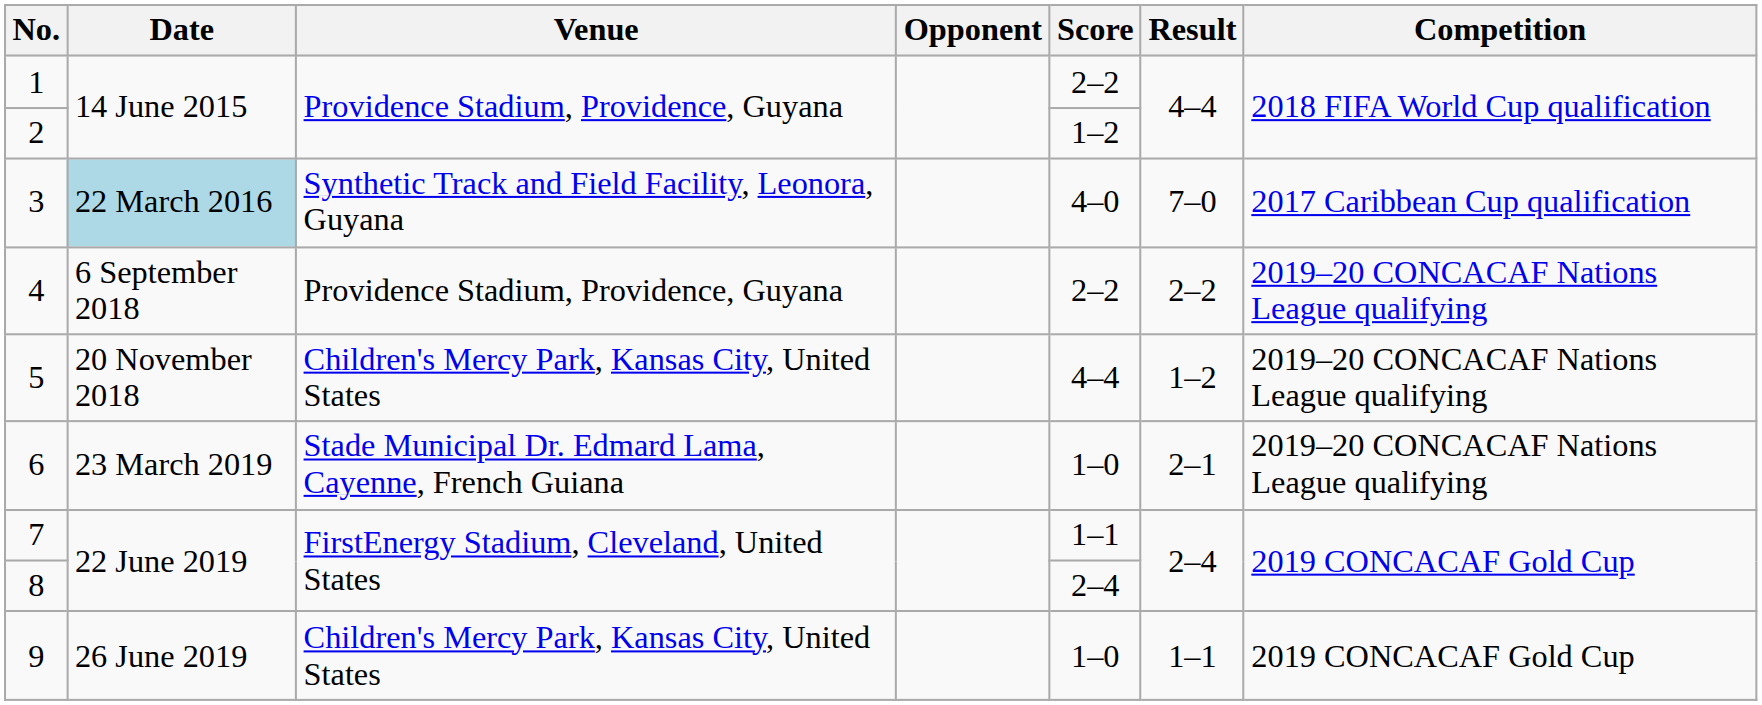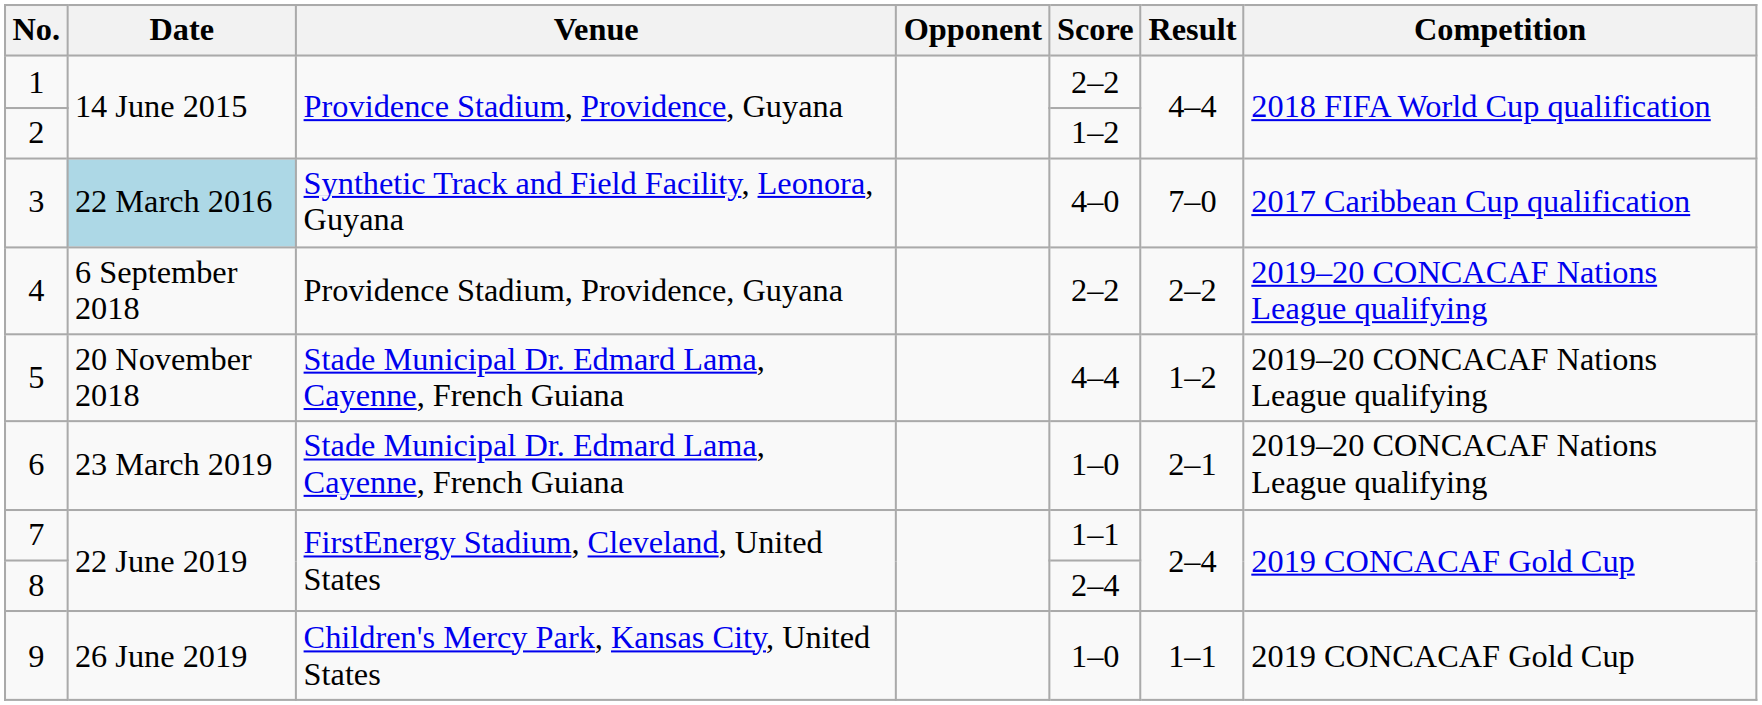(587, 377) Children's Mercy Park, Kansas City, United States -> (534, 377) Stade Municipal Dr. Edmard Lama, Cayenne, French Guiana
